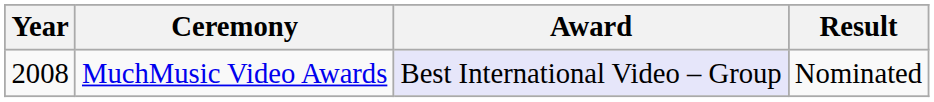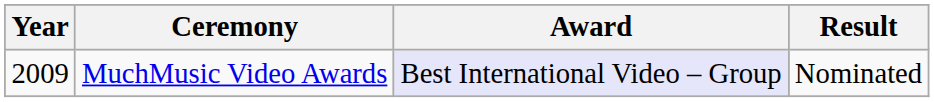(40, 72) 2008 -> (40, 72) 2009
